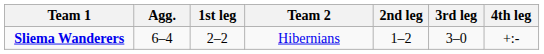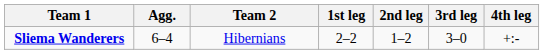columns swapped: (309, 15) <-> (217, 15)
